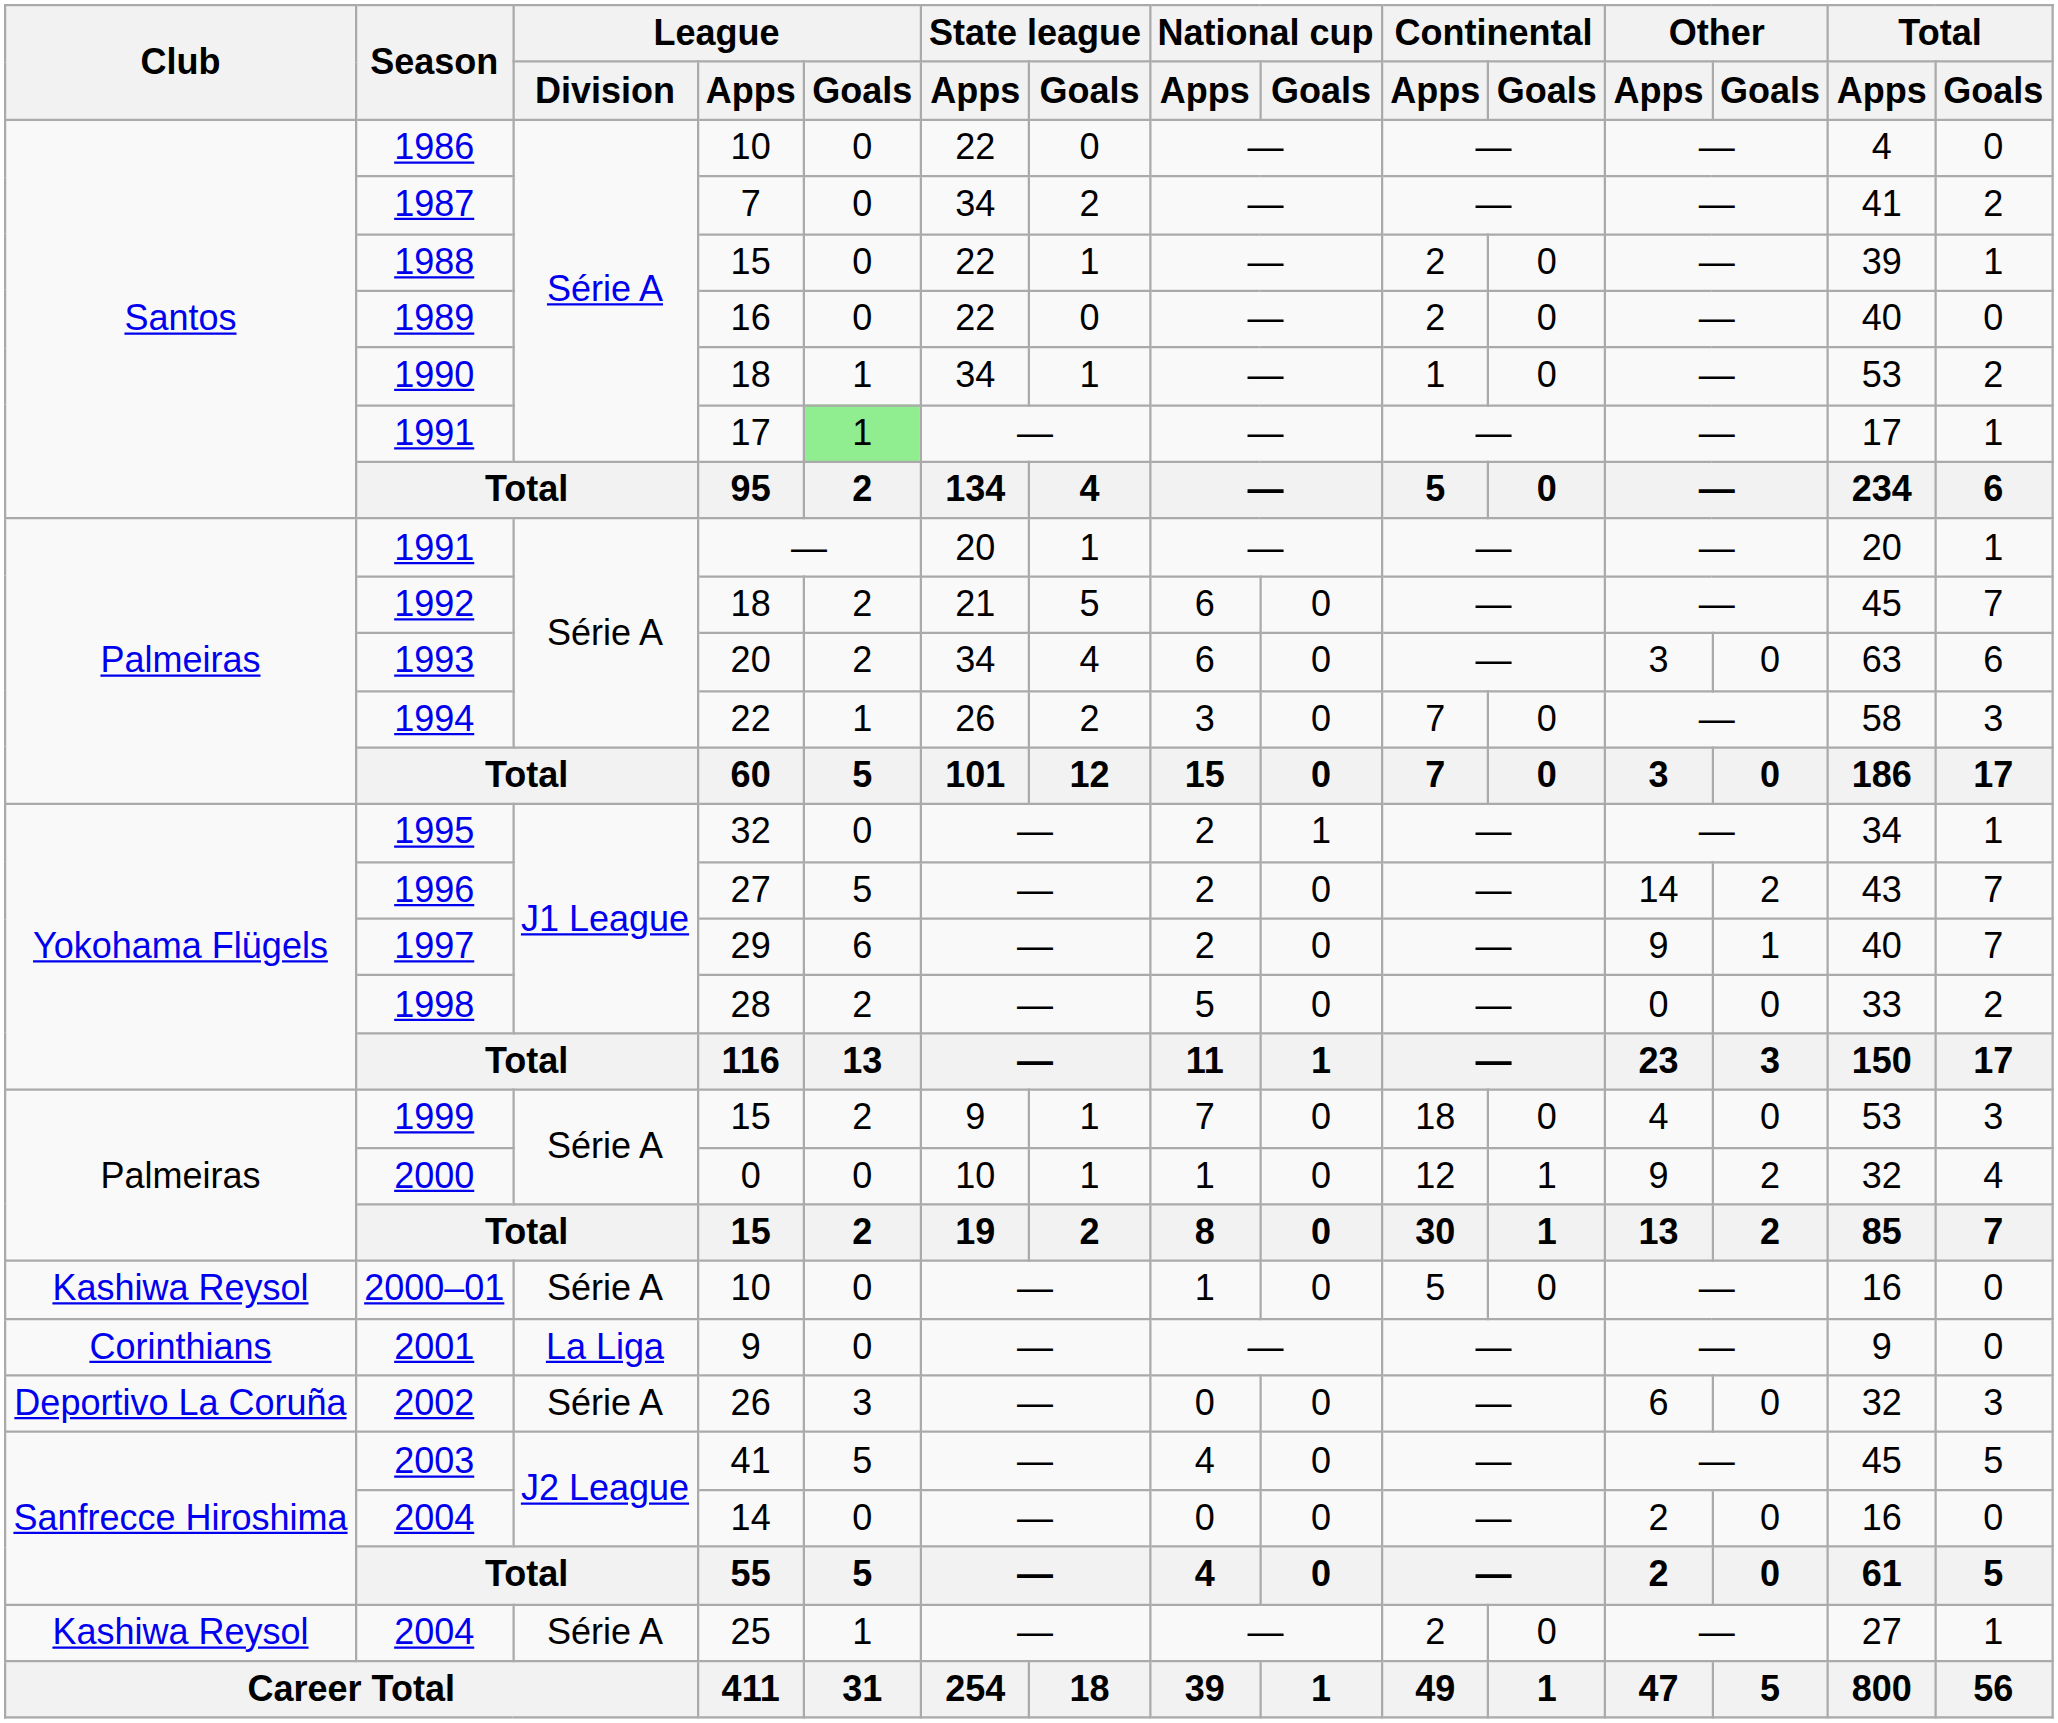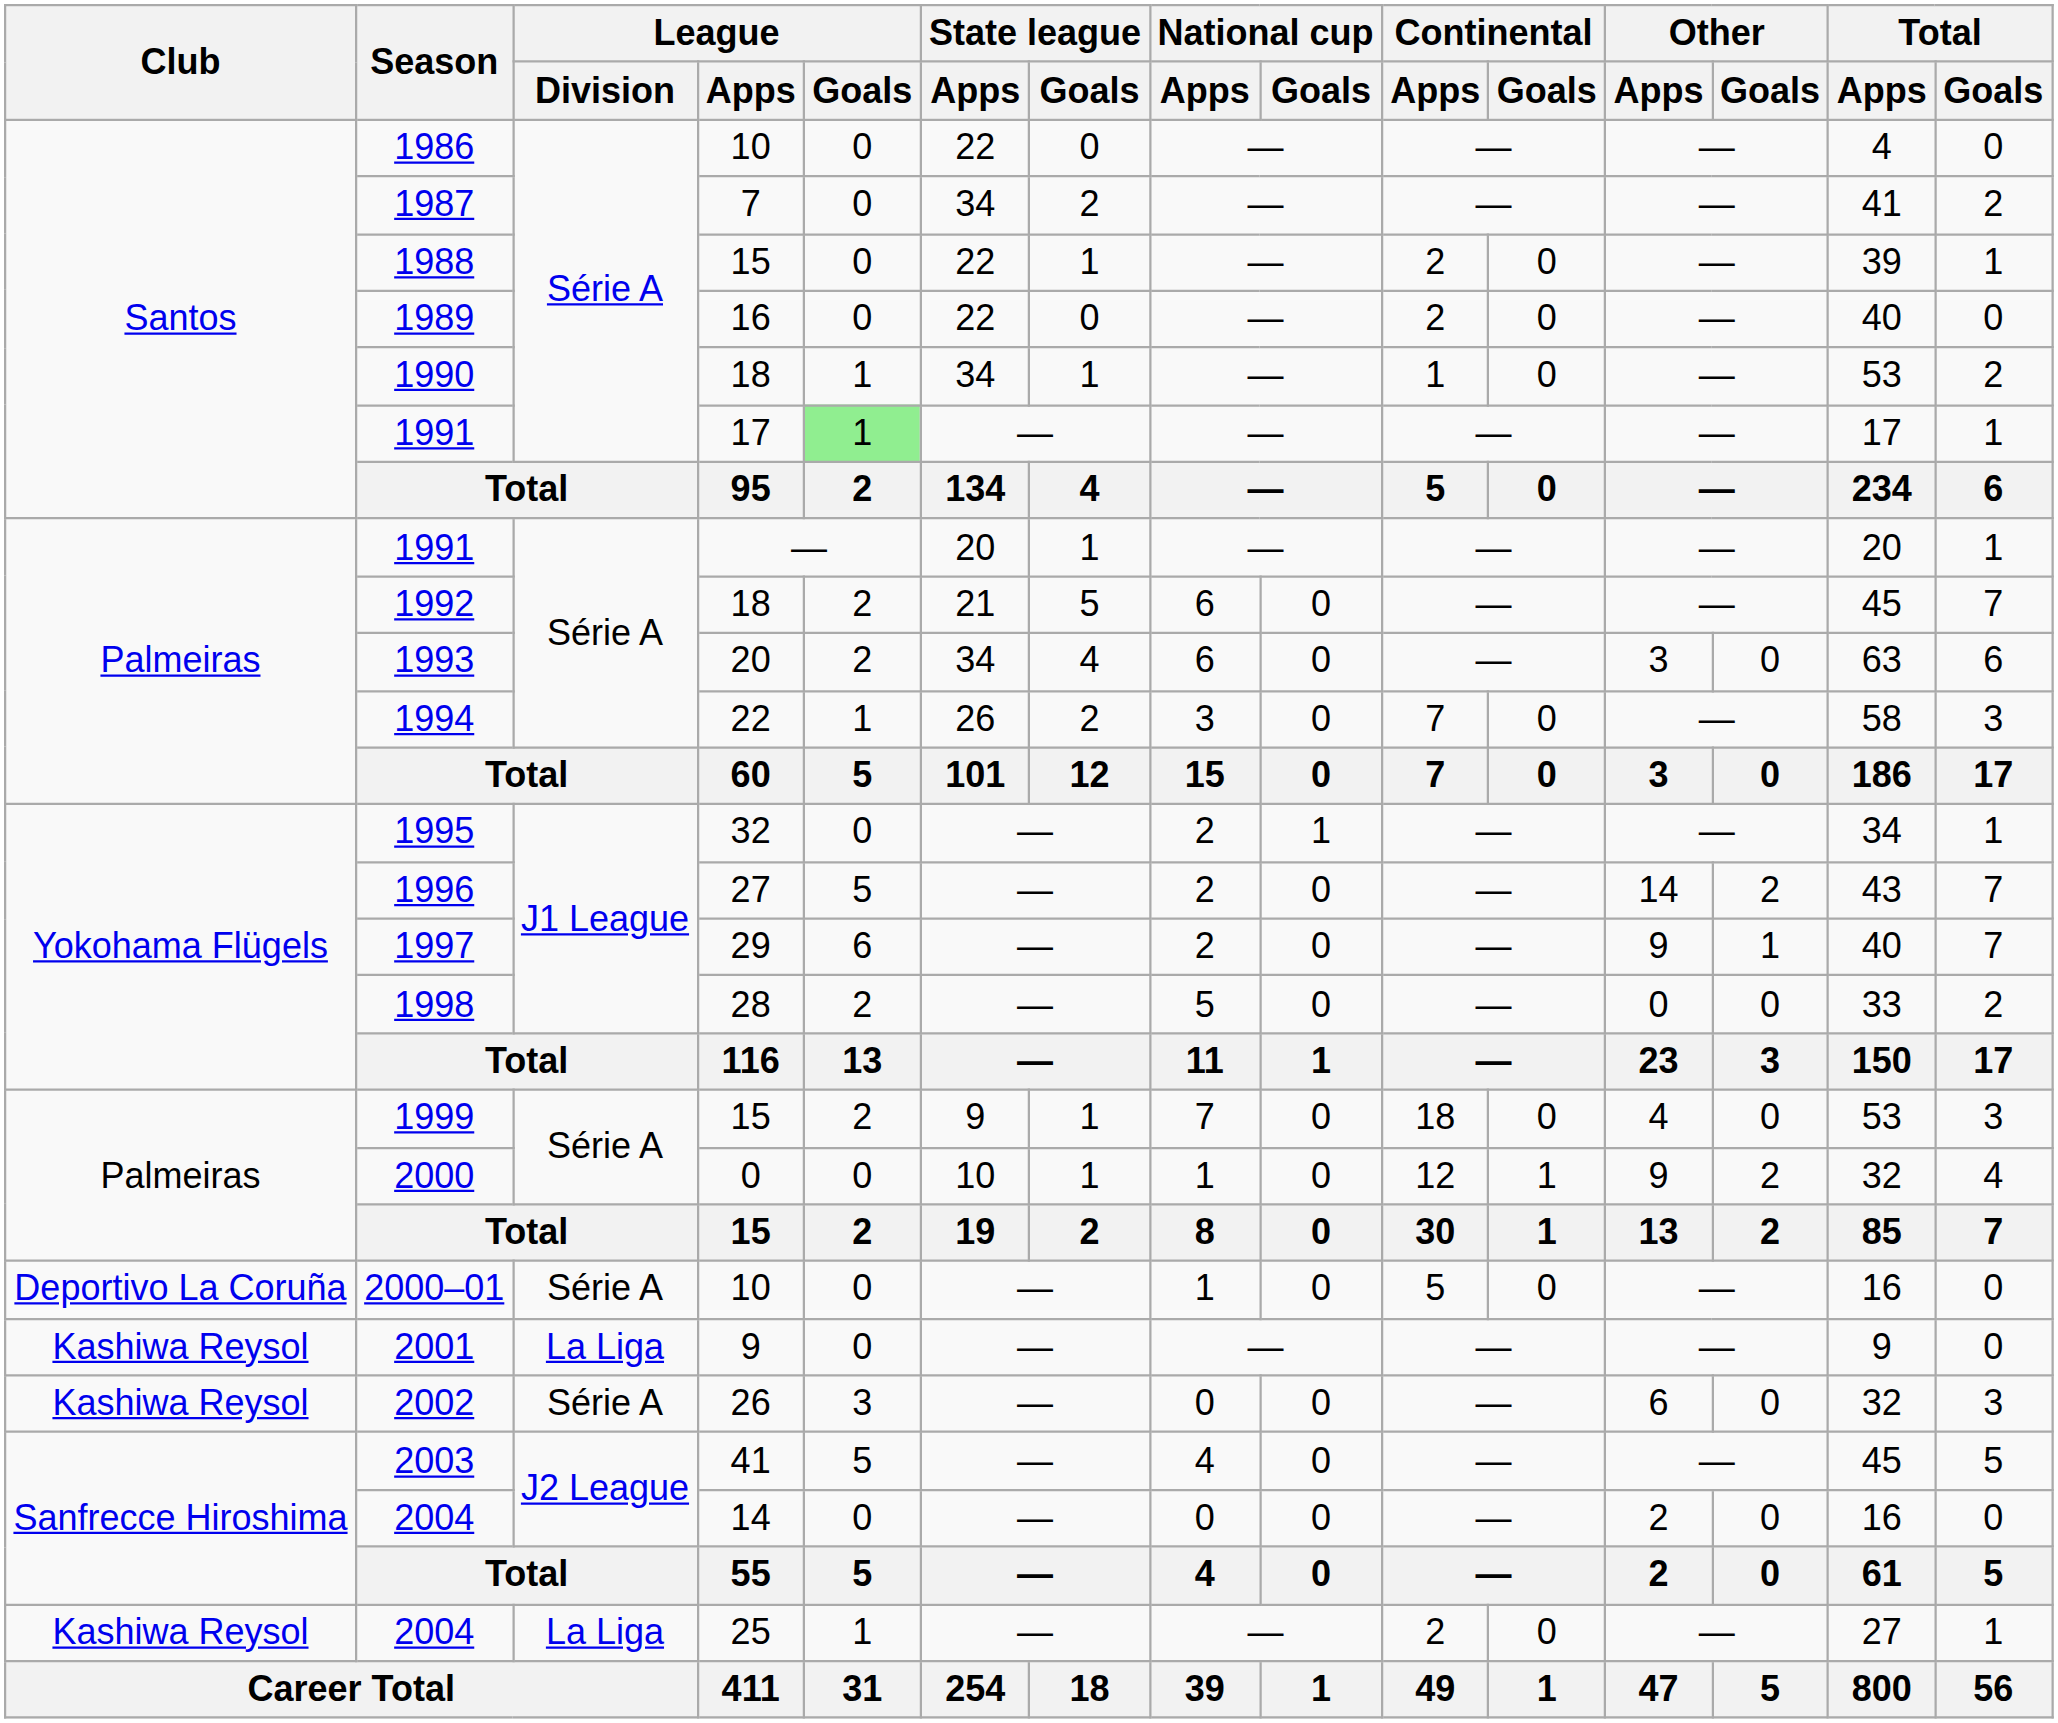(180, 1289) Kashiwa Reysol -> (180, 1289) Deportivo La Coruña
(180, 1346) Corinthians -> (180, 1346) Kashiwa Reysol
(180, 1403) Deportivo La Coruña -> (180, 1403) Kashiwa Reysol
(605, 1631) Série A -> (605, 1631) La Liga
